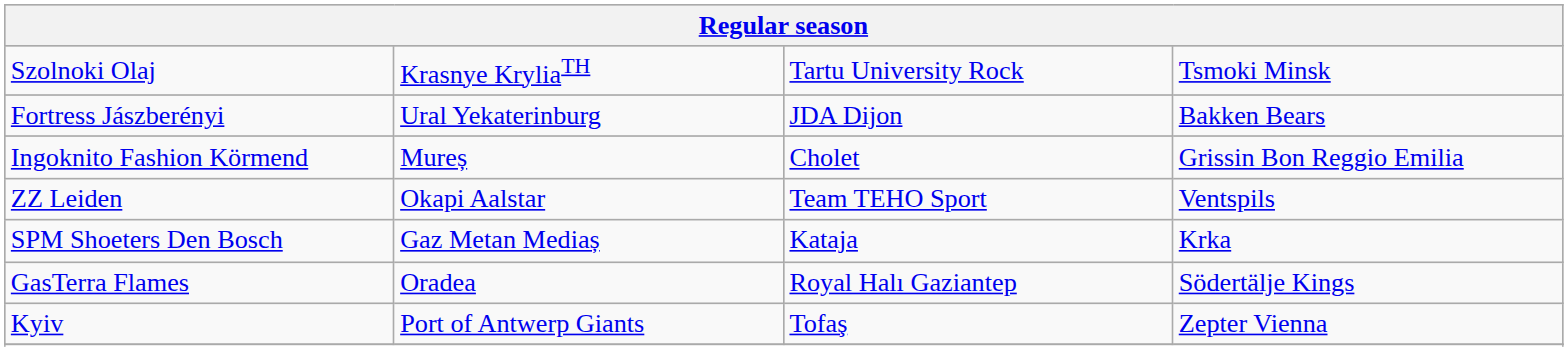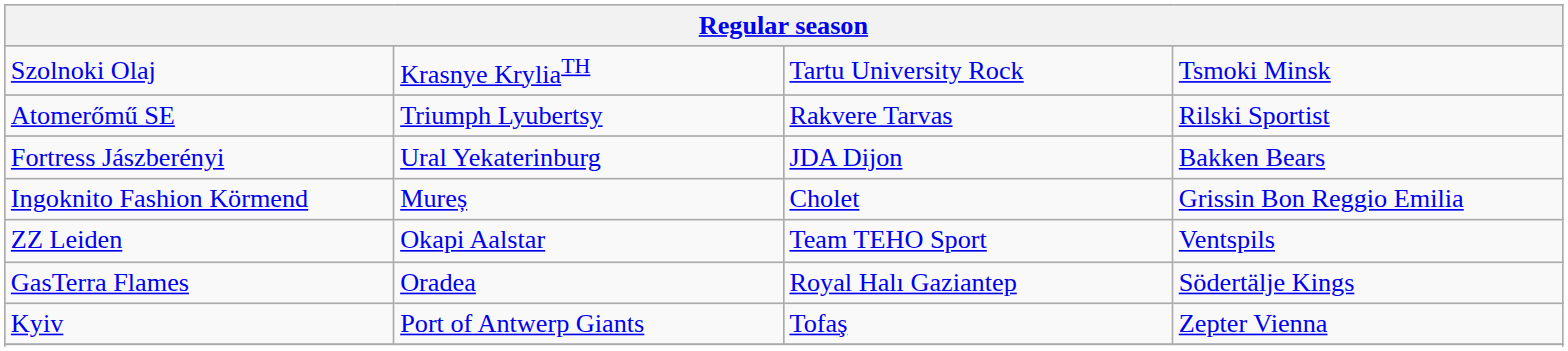+ row: (93, 115)
- row: (147, 240)
